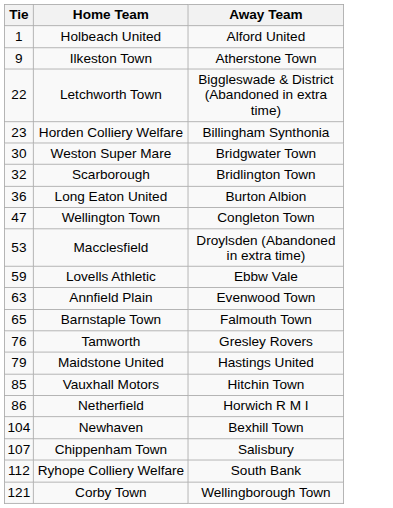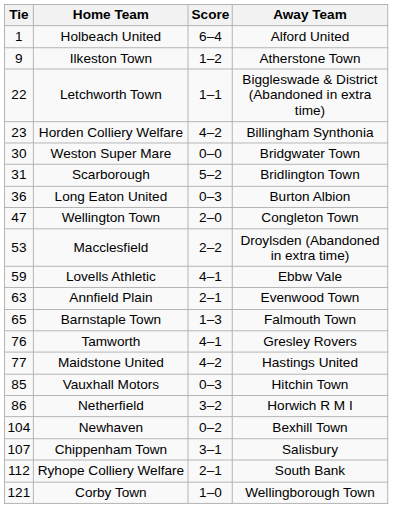+ column: (210, 15)
(19, 175) 32 -> (19, 175) 31
(19, 363) 79 -> (19, 363) 77
